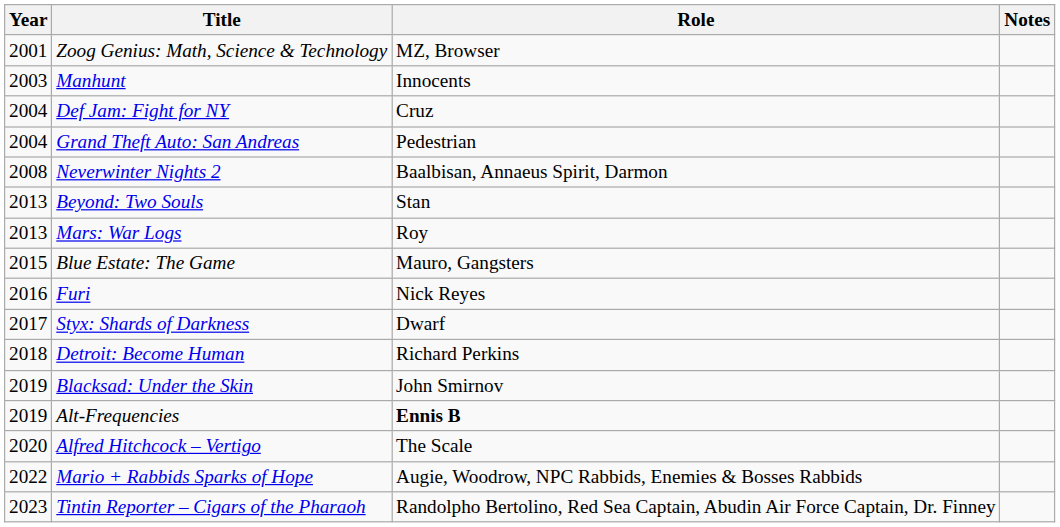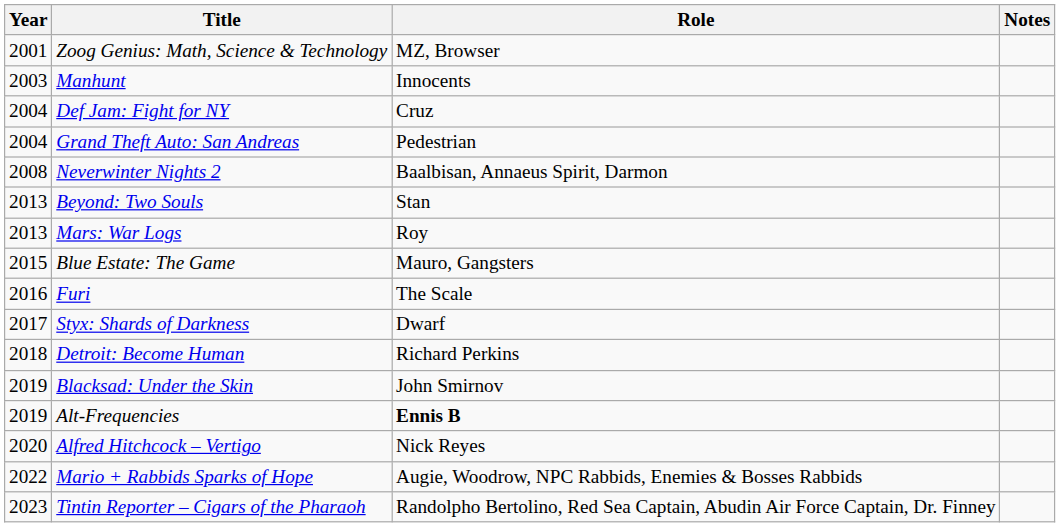(441, 293) Nick Reyes -> (434, 293) The Scale
(434, 446) The Scale -> (441, 446) Nick Reyes
